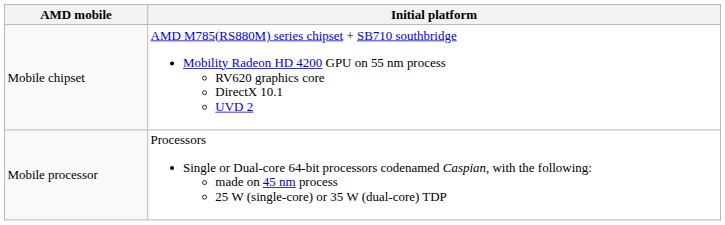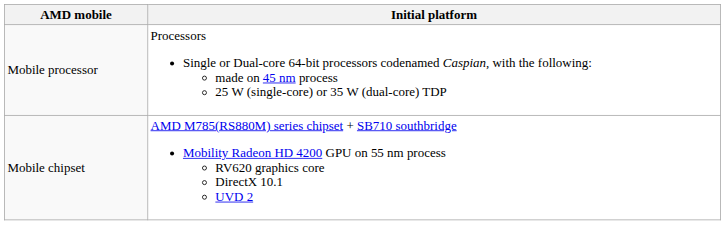rows swapped: (53, 174) <-> (46, 77)
